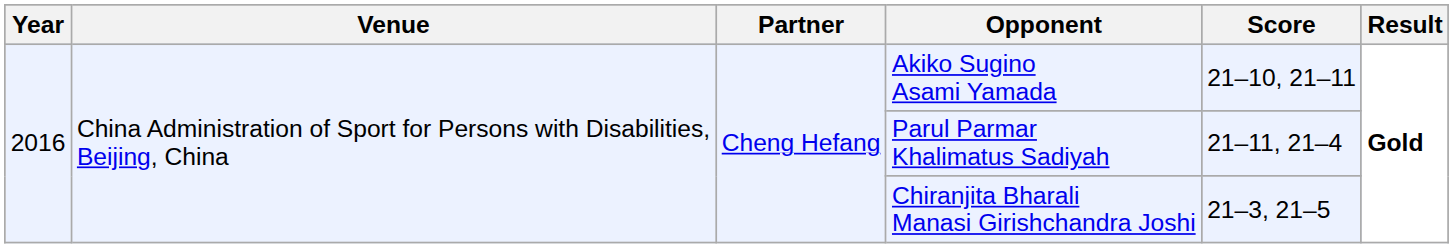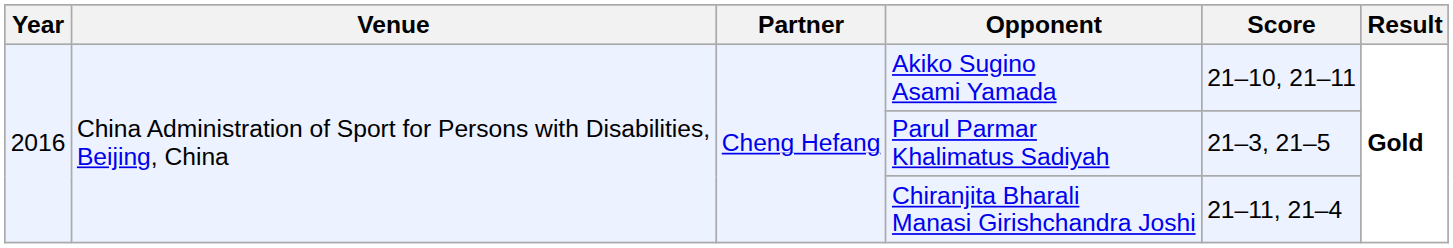(1275, 144) 21–11, 21–4 -> (1269, 144) 21–3, 21–5
(1269, 210) 21–3, 21–5 -> (1275, 210) 21–11, 21–4
